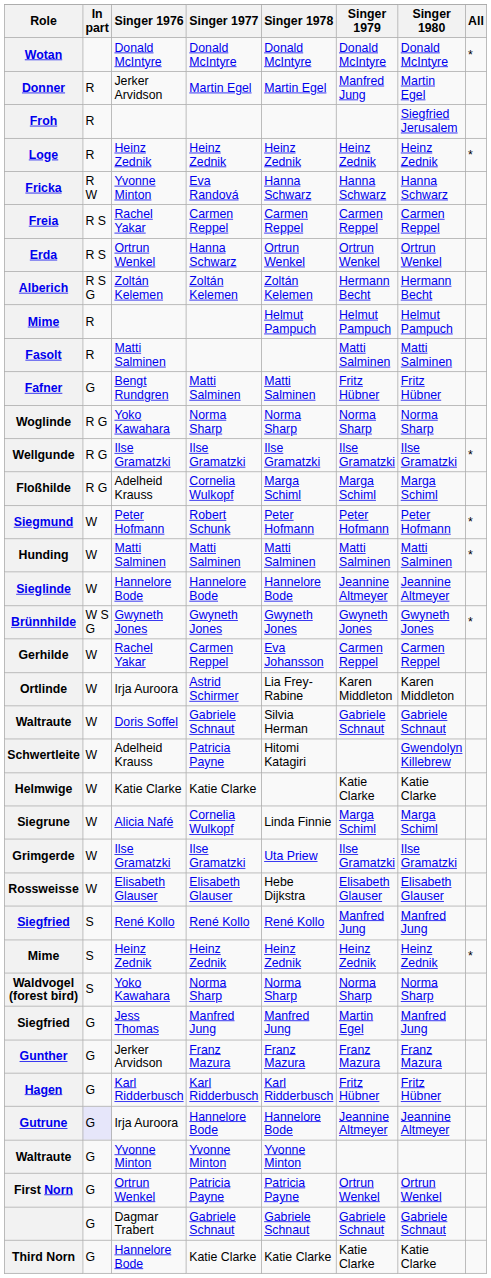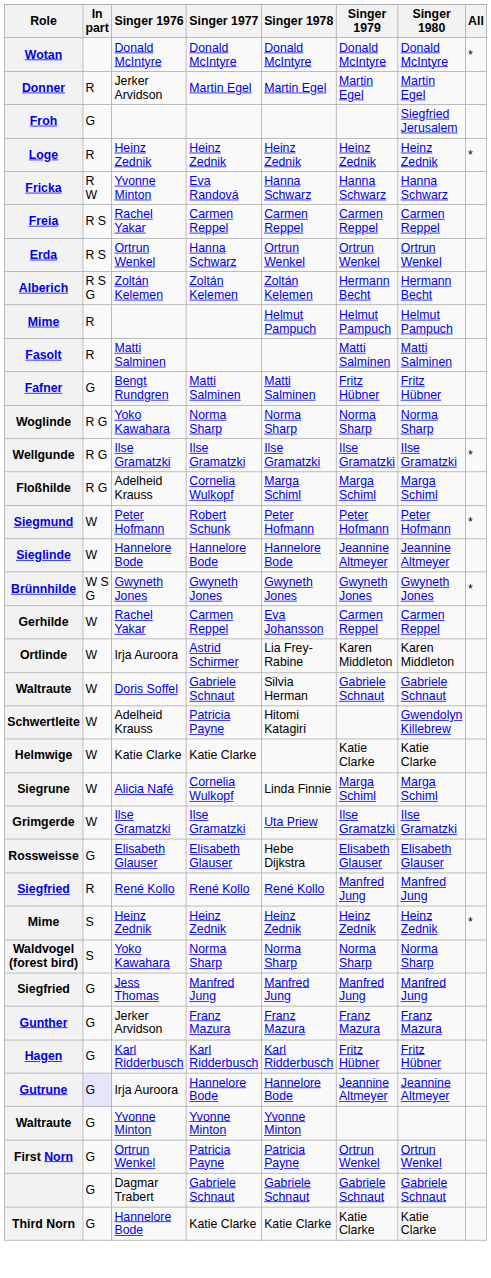(362, 87) Manfred Jung -> (356, 87) Martin Egel
(90, 121) R -> (90, 121) G
- row: (44, 555)
(91, 889) W -> (90, 856) G
(90, 922) S -> (90, 889) R
(356, 1023) Martin Egel -> (362, 989) Manfred Jung
